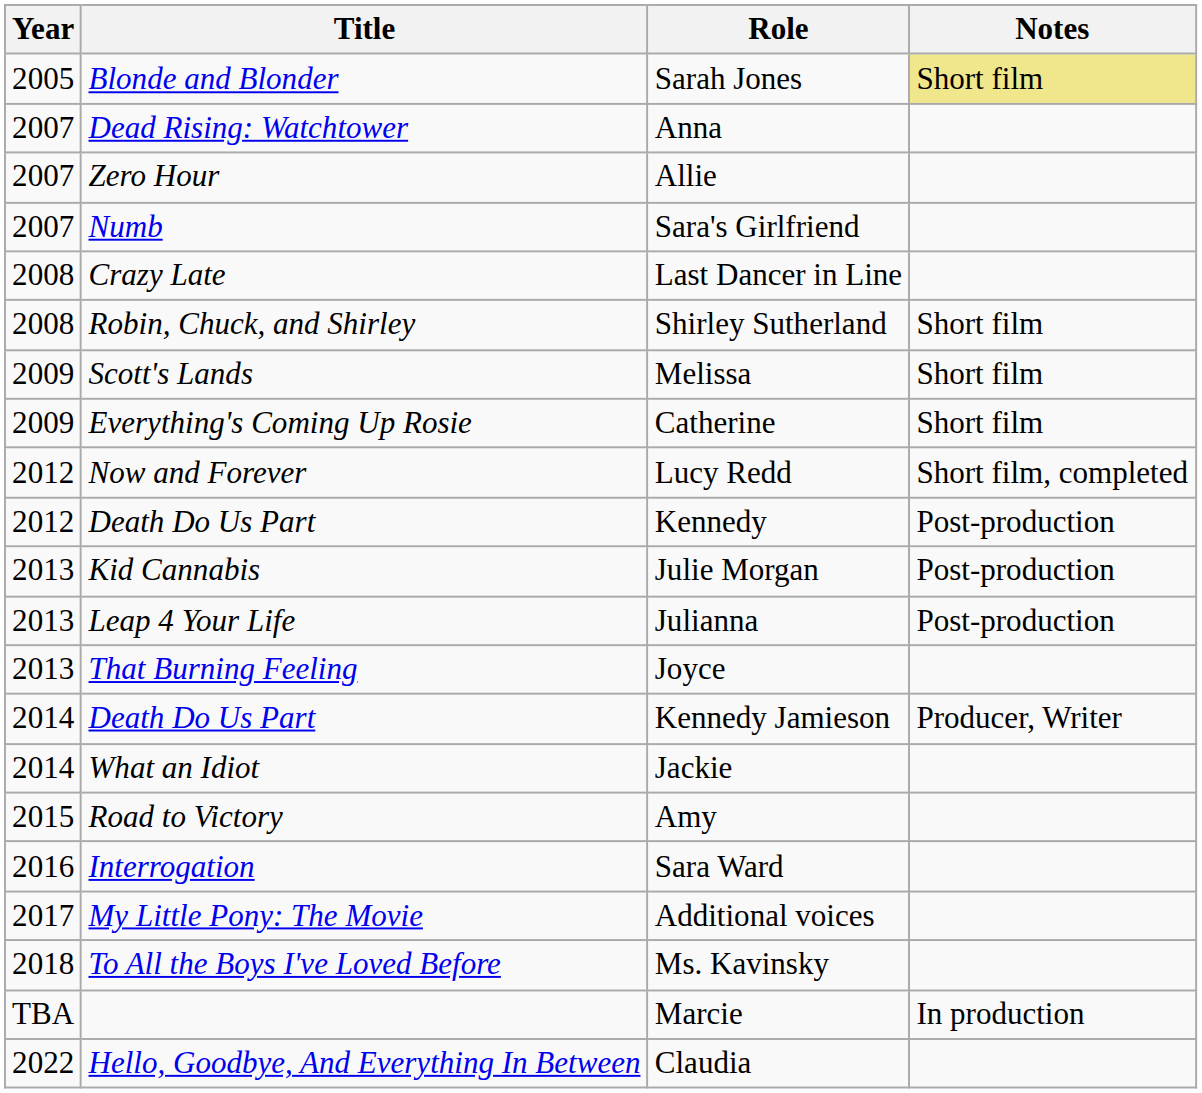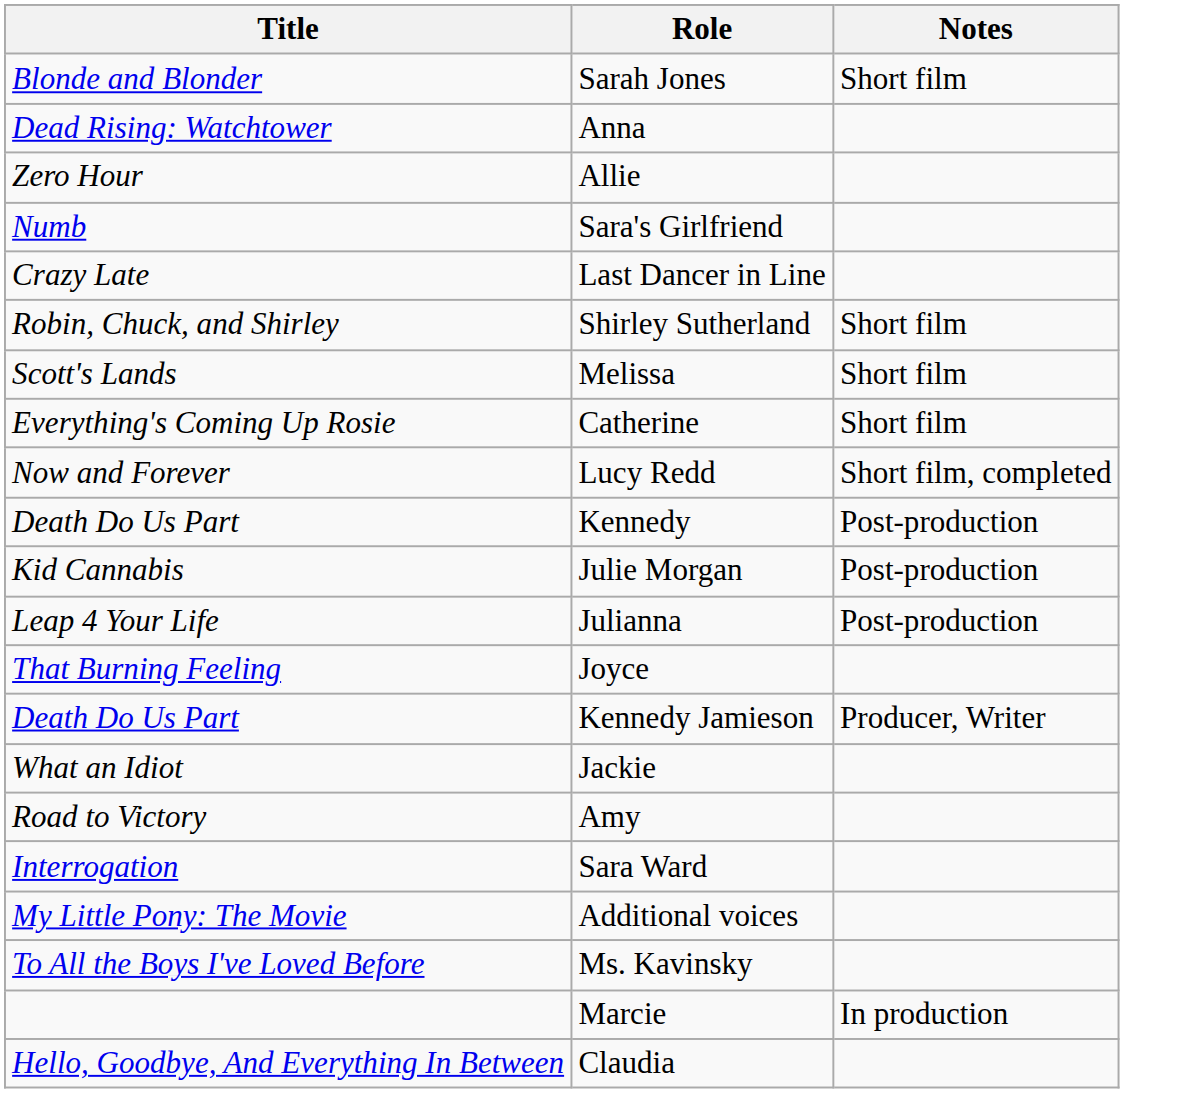- column: (43, 29)
(980, 78) khaki background -> (903, 78) no background
